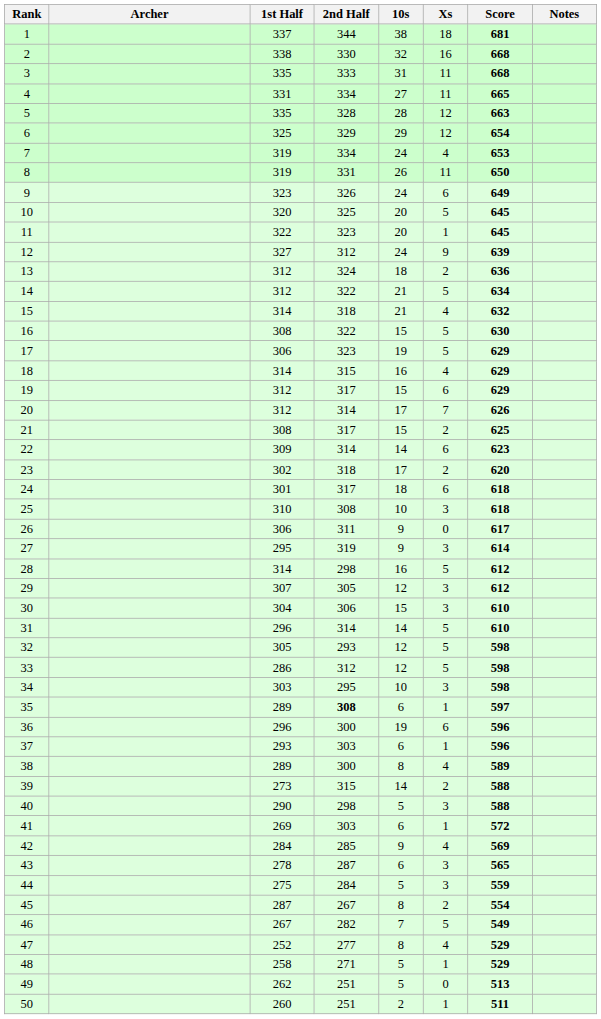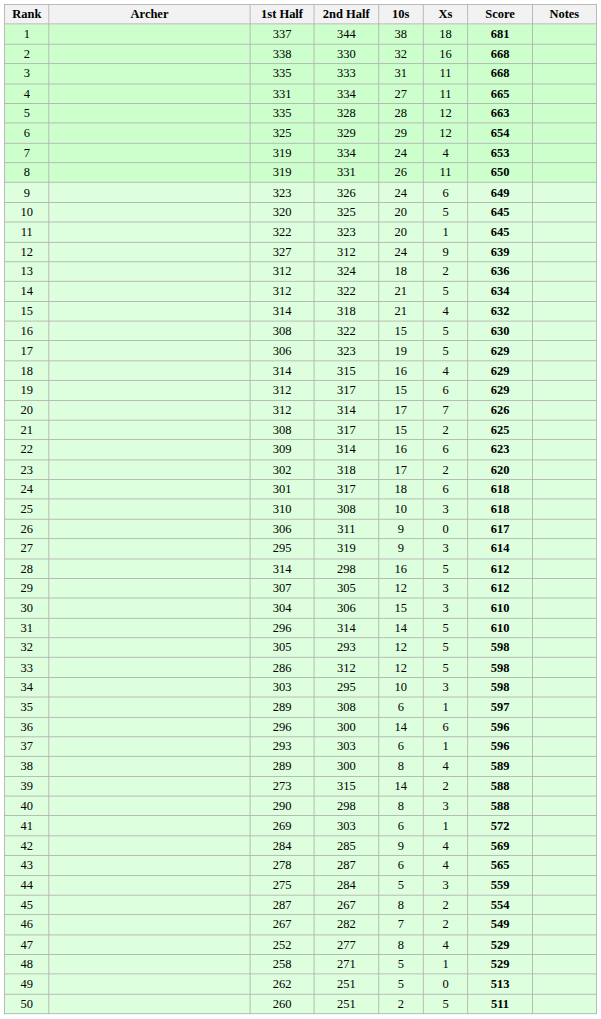(401, 449) 14 -> (401, 449) 16
(346, 707) bold -> (346, 707) normal
(401, 726) 19 -> (401, 726) 14
(401, 806) 5 -> (401, 806) 8
(446, 865) 3 -> (446, 865) 4
(446, 924) 5 -> (446, 924) 2
(446, 1004) 1 -> (446, 1004) 5
